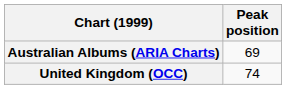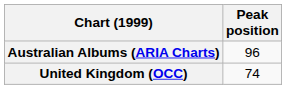(252, 52) 69 -> (252, 52) 96
